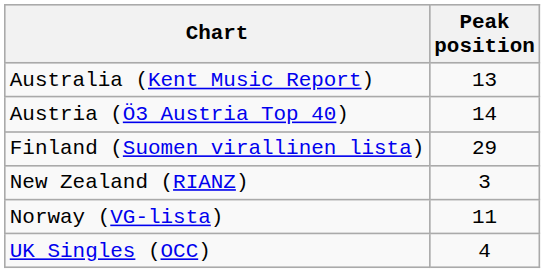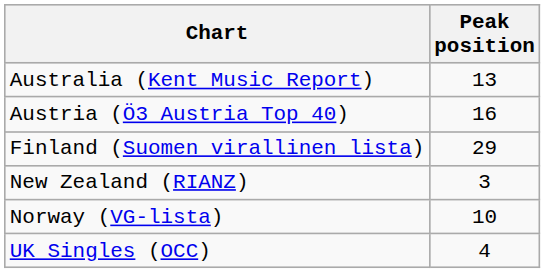(485, 114) 14 -> (485, 114) 16
(485, 217) 11 -> (485, 217) 10
